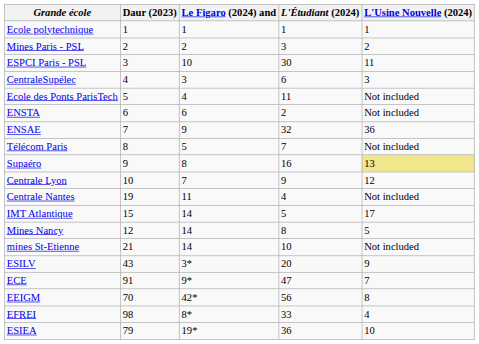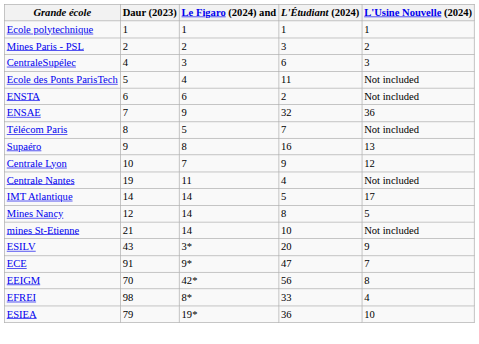- row: (47, 63)
(369, 163) khaki background -> (369, 146) no background
(128, 213) 15 -> (128, 197) 14
